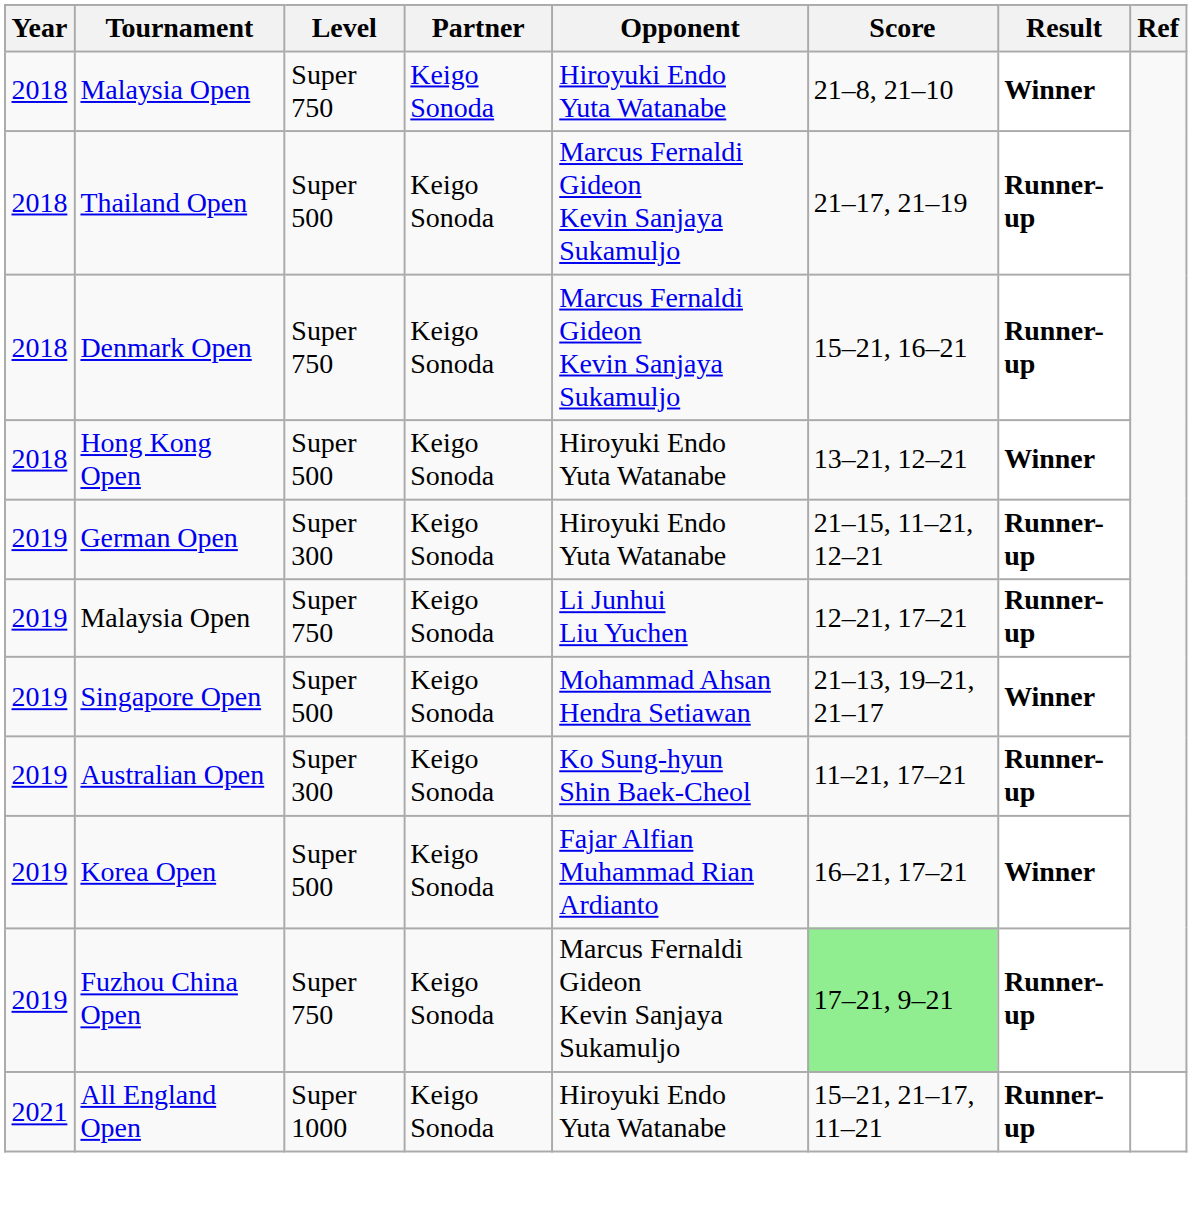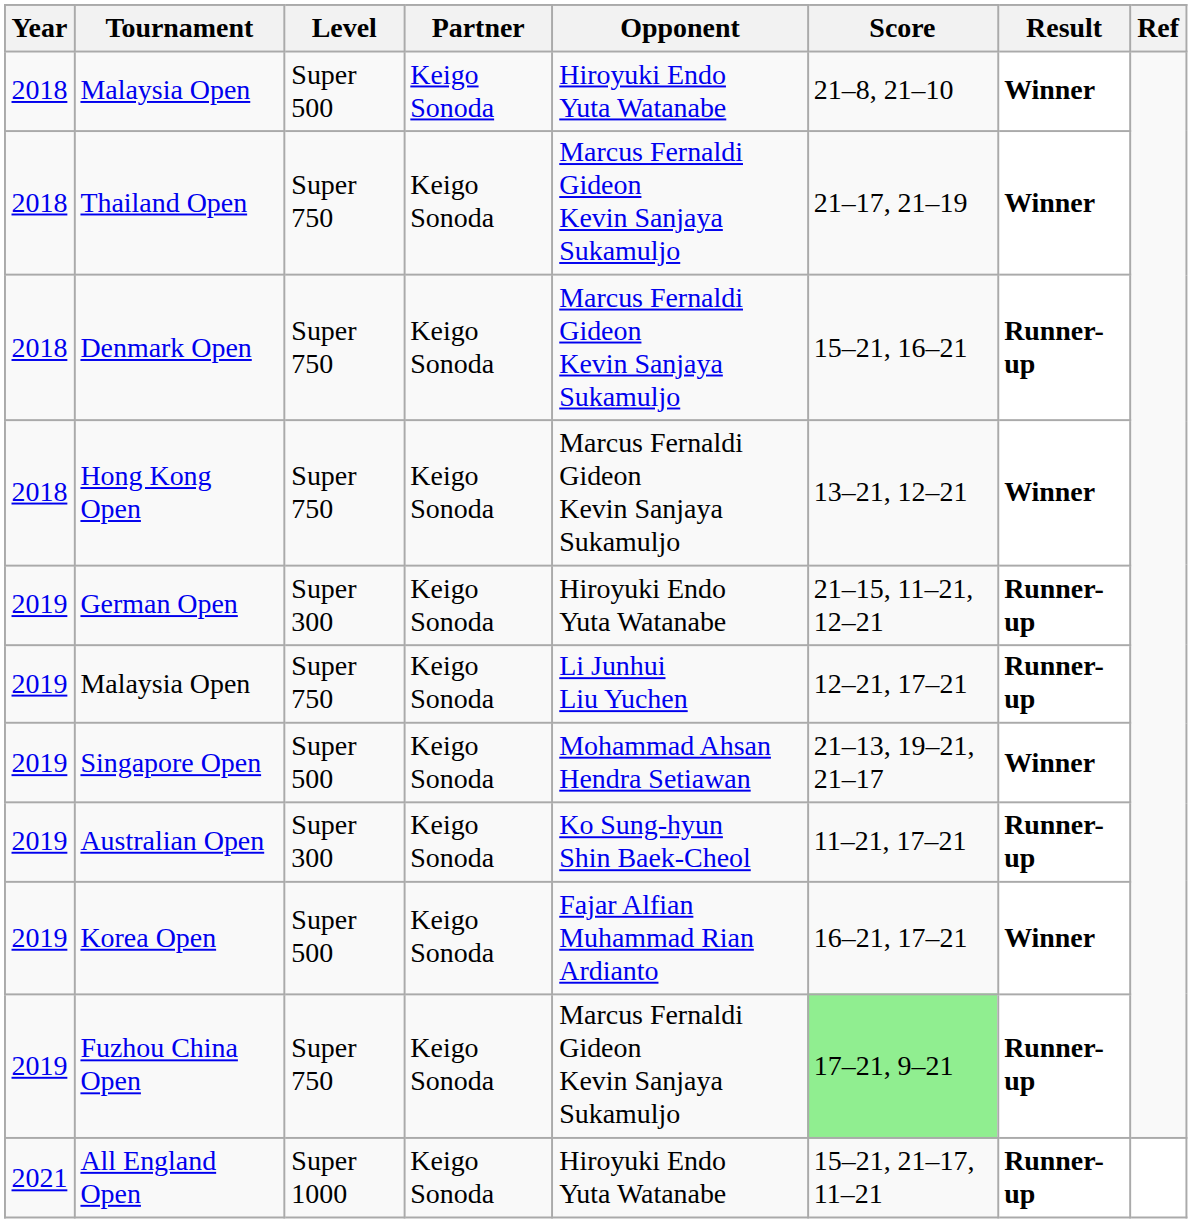(324, 90) Super 750 -> (324, 90) Super 500
(324, 202) Super 500 -> (324, 202) Super 750
(1054, 202) Runner-up -> (1050, 202) Winner
(324, 459) Super 500 -> (324, 492) Super 750
(643, 459) Hiroyuki Endo Yuta Watanabe -> (651, 492) Marcus Fernaldi Gideon Kevin Sanjaya Sukamuljo
